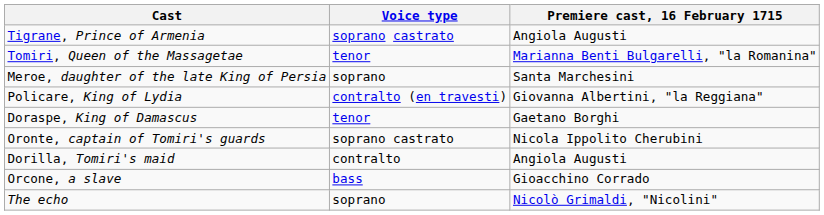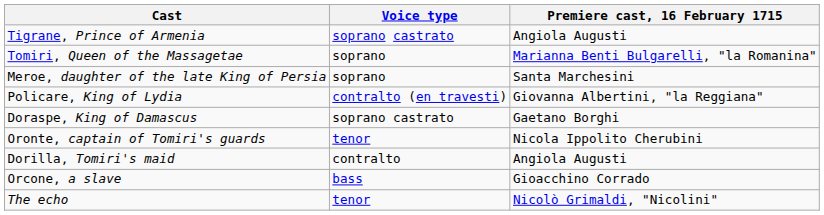(351, 56) tenor -> (359, 56) soprano
(351, 118) tenor -> (393, 118) soprano castrato
(393, 138) soprano castrato -> (351, 138) tenor
(359, 200) soprano -> (351, 200) tenor
